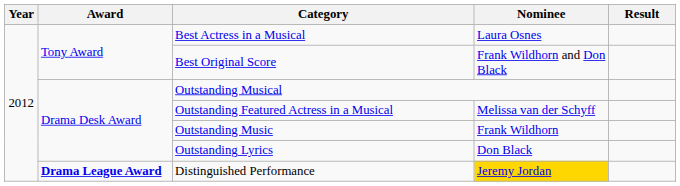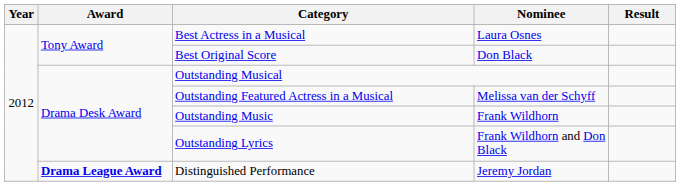(541, 62) Frank Wildhorn and Don Black -> (505, 55) Don Black
(505, 150) Don Black -> (541, 143) Frank Wildhorn and Don Black
(514, 171) gold background -> (514, 171) no background
